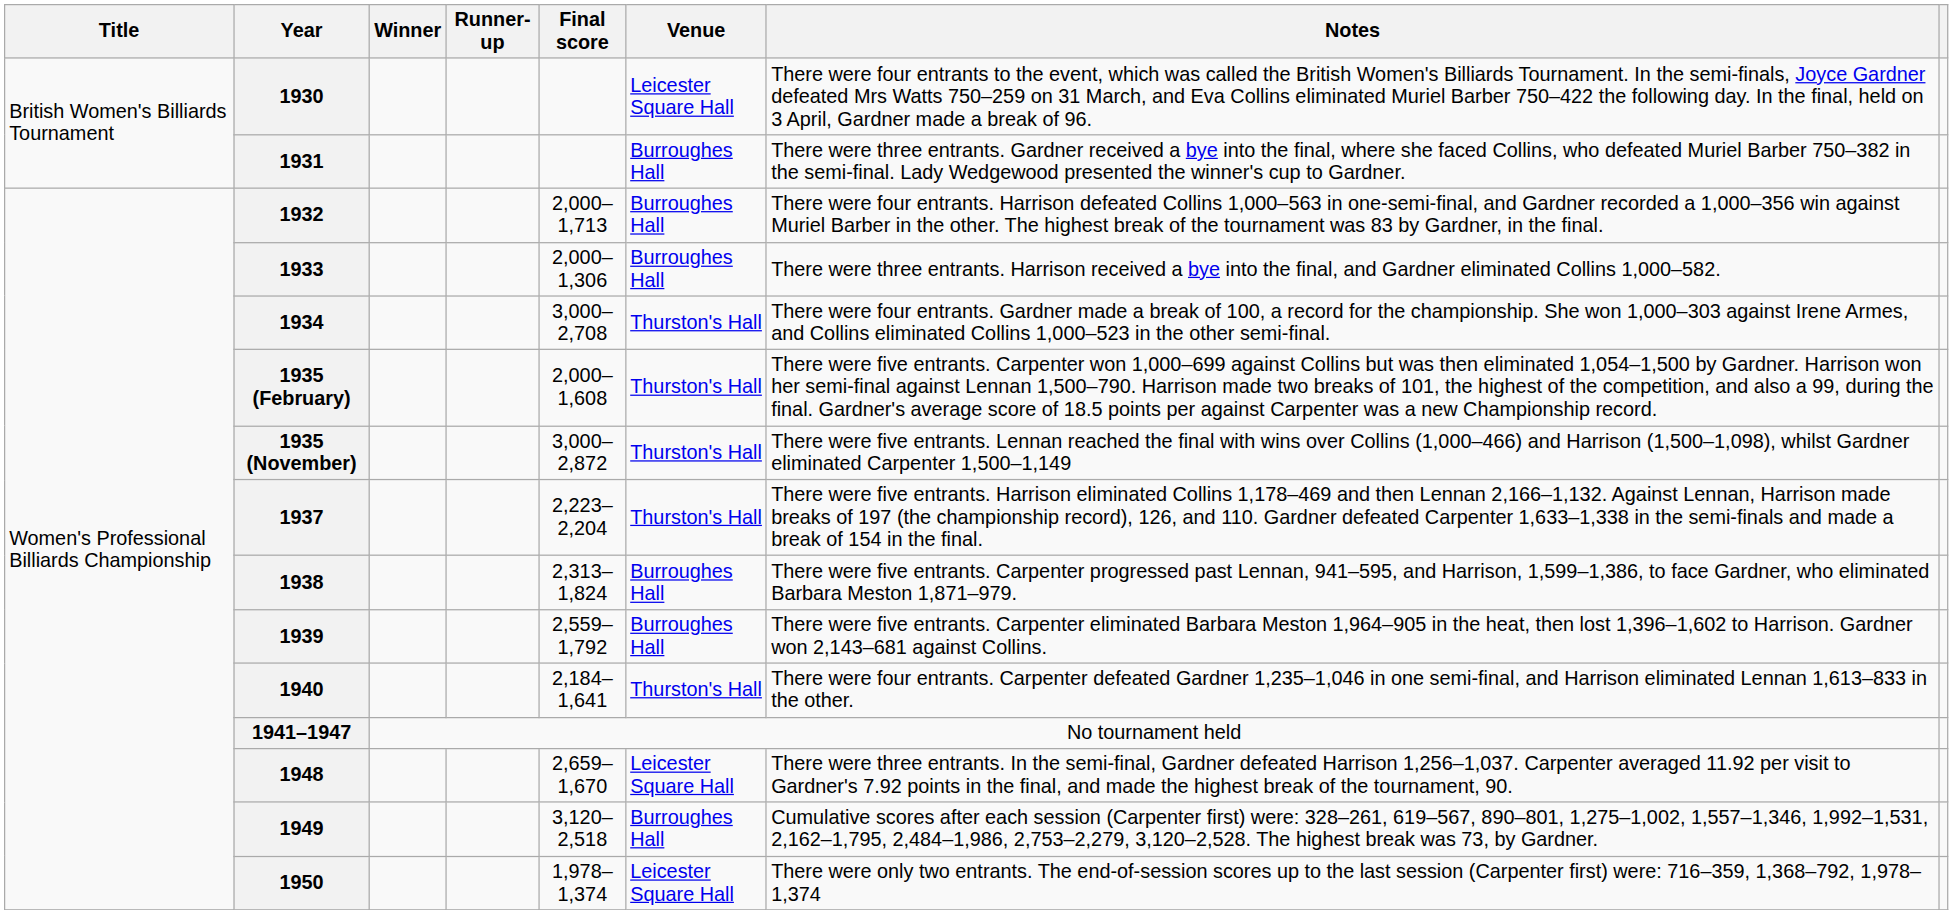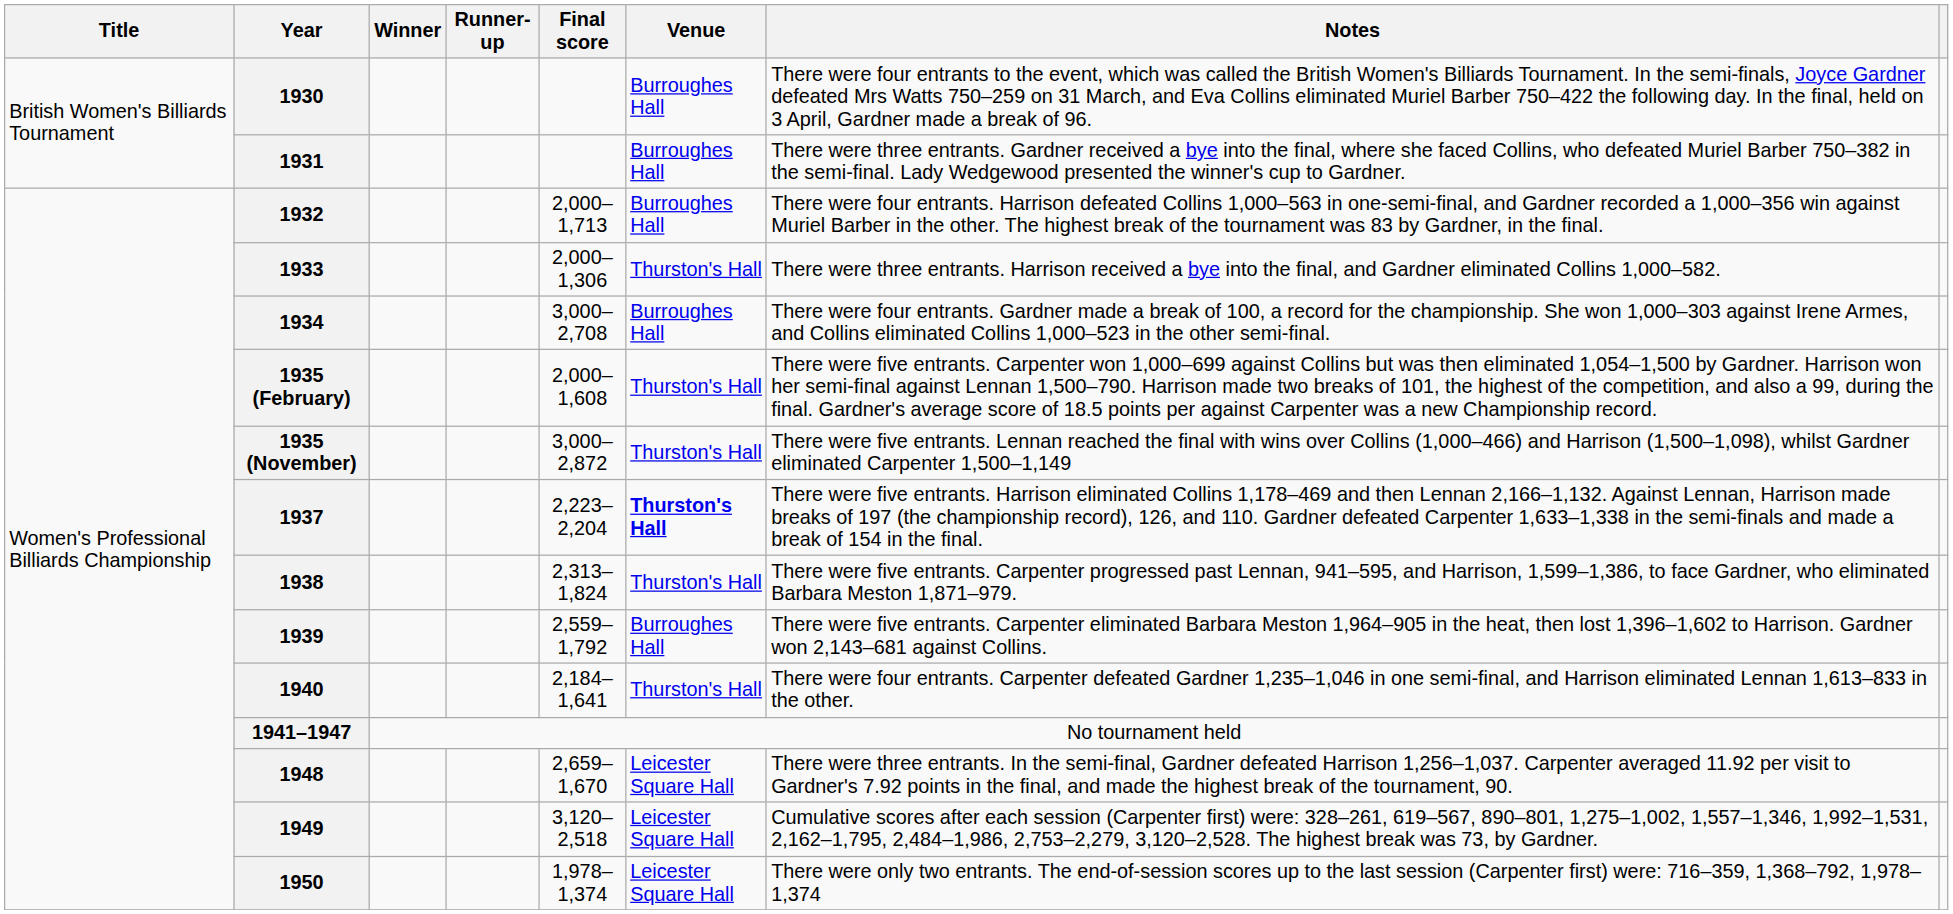(682, 96) Leicester Square Hall -> (681, 96) Burroughes Hall
(681, 268) Burroughes Hall -> (696, 268) Thurston's Hall
(696, 322) Thurston's Hall -> (681, 322) Burroughes Hall
(696, 517) normal -> (681, 517) bold
(681, 582) Burroughes Hall -> (696, 582) Thurston's Hall
(681, 829) Burroughes Hall -> (682, 829) Leicester Square Hall
